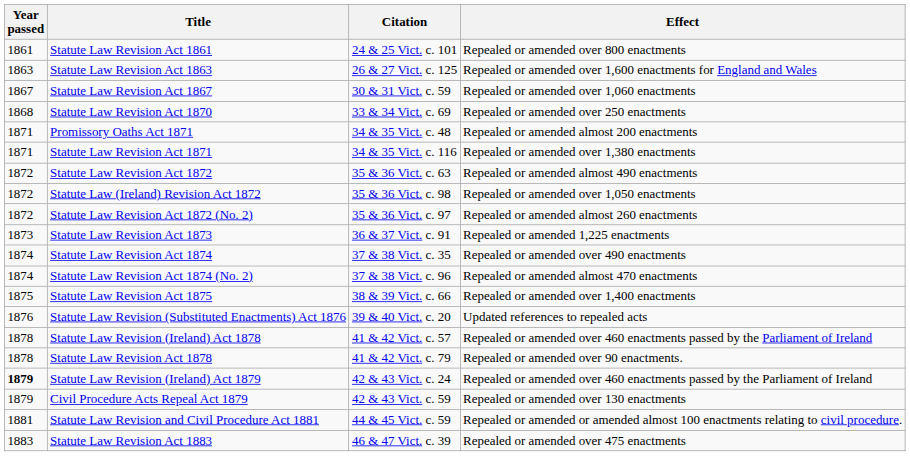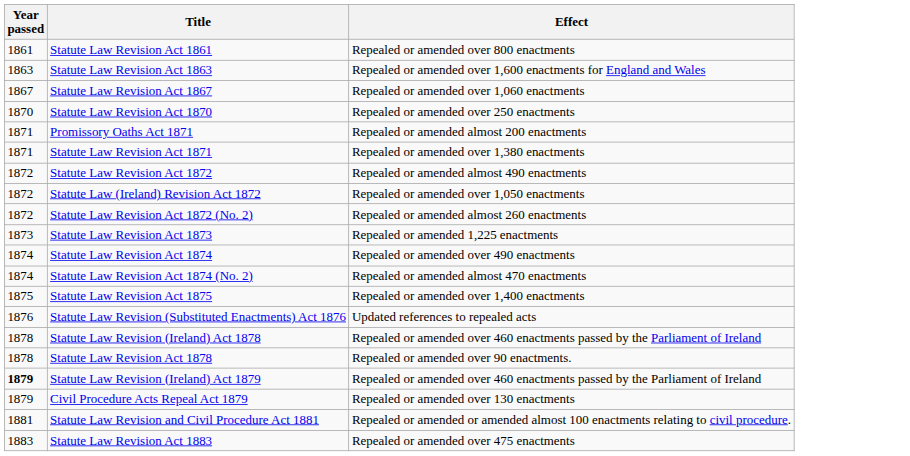- column: (405, 22)
(20, 111) 1868 -> (20, 111) 1870
